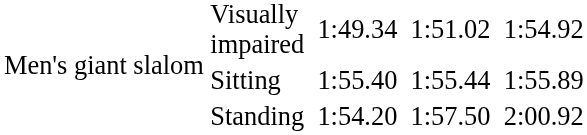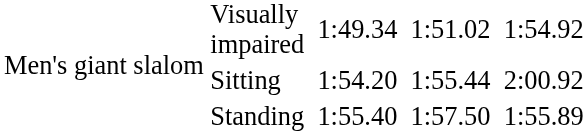(357, 80) 1:55.40 -> (357, 80) 1:54.20
(544, 80) 1:55.89 -> (544, 80) 2:00.92
(357, 116) 1:54.20 -> (357, 116) 1:55.40
(544, 116) 2:00.92 -> (544, 116) 1:55.89
